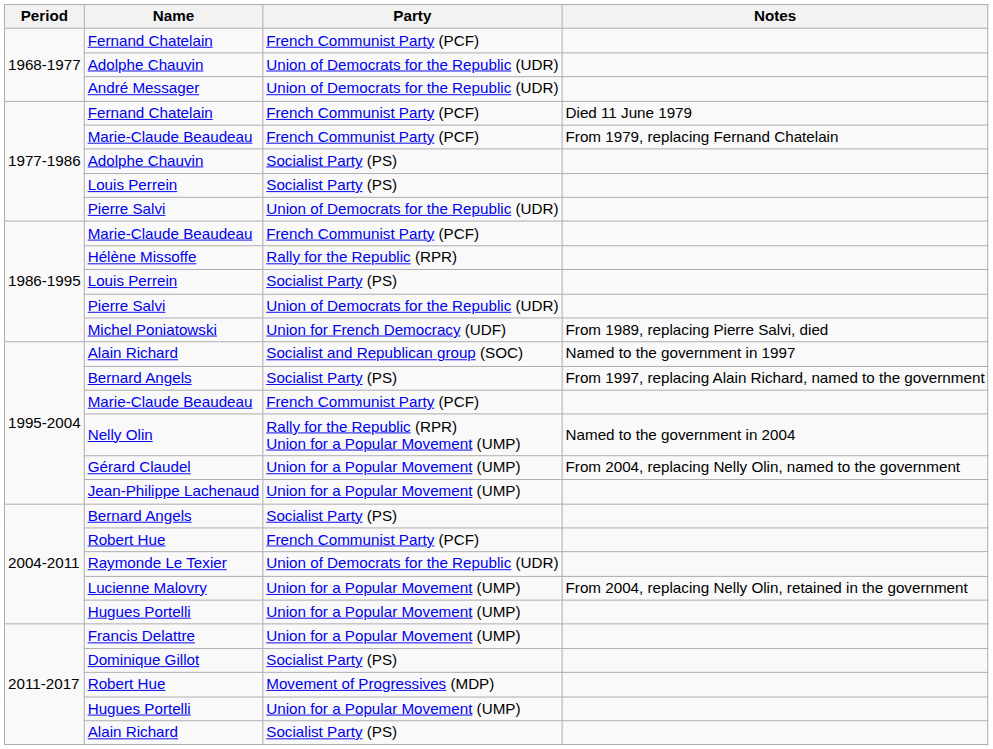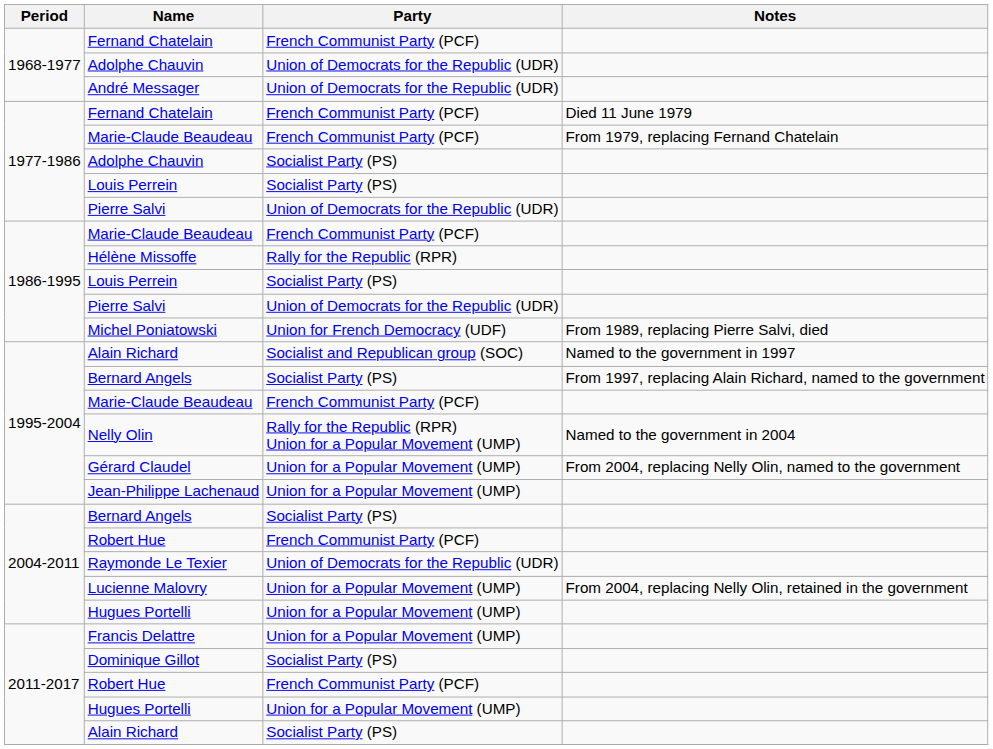(380, 684) Movement of Progressives (MDP) -> (373, 684) French Communist Party (PCF)
